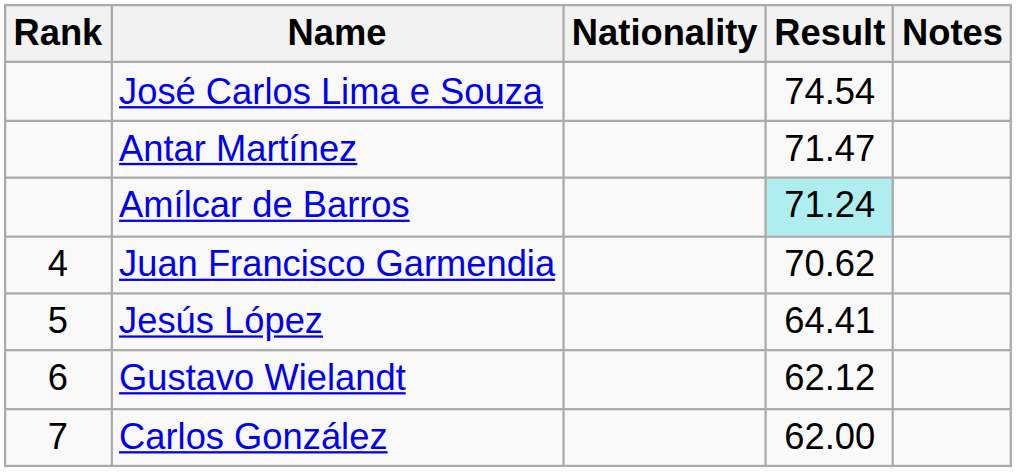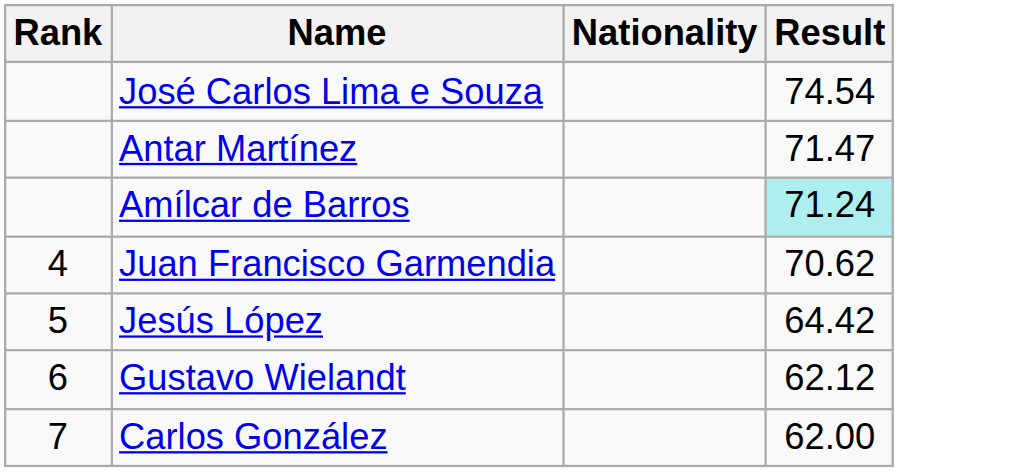- column: (952, 33)
(830, 321) 64.41 -> (830, 321) 64.42
